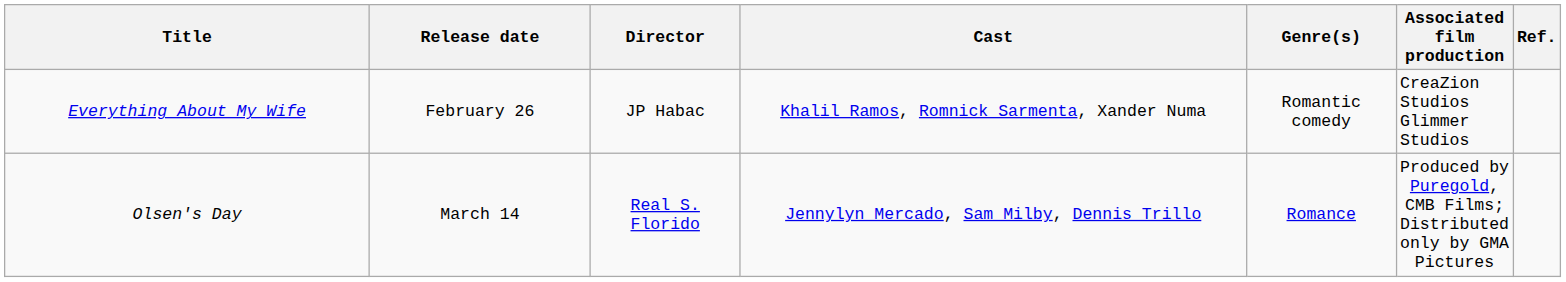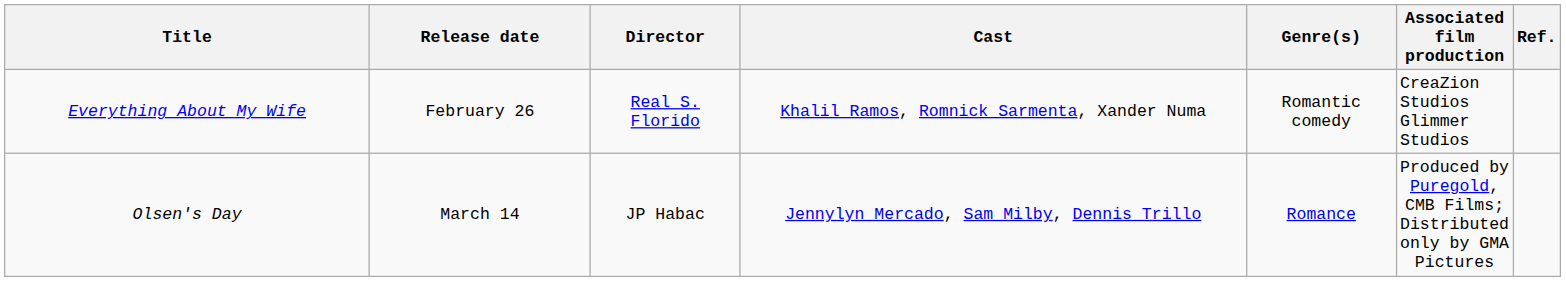(665, 112) JP Habac -> (665, 112) Real S. Florido
(665, 215) Real S. Florido -> (665, 215) JP Habac
